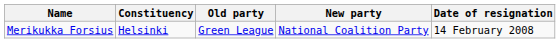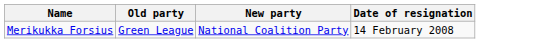- column: (156, 13)
